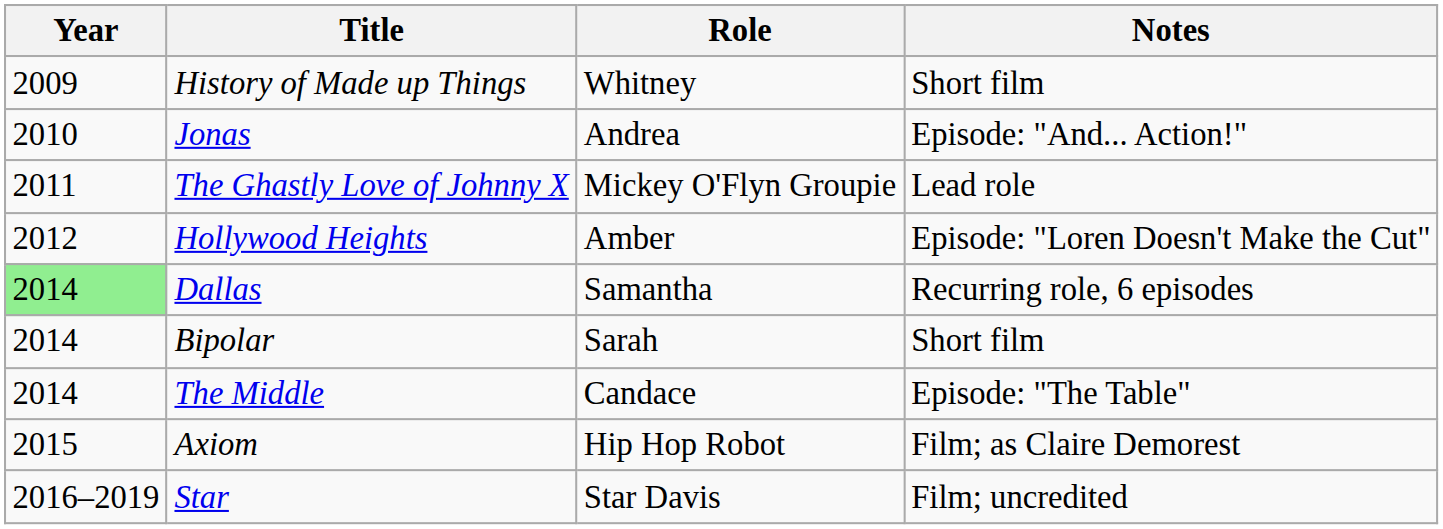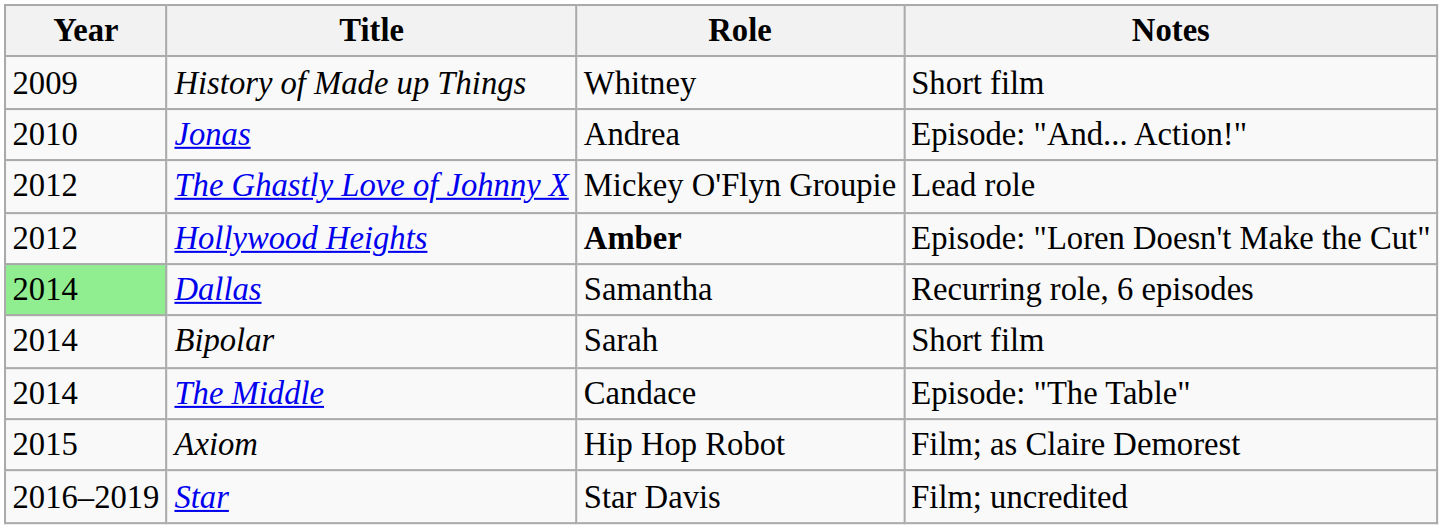(45, 185) 2011 -> (45, 185) 2012
(629, 237) normal -> (633, 237) bold
